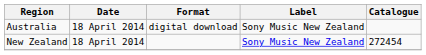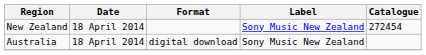rows swapped: (37, 42) <-> (32, 27)
